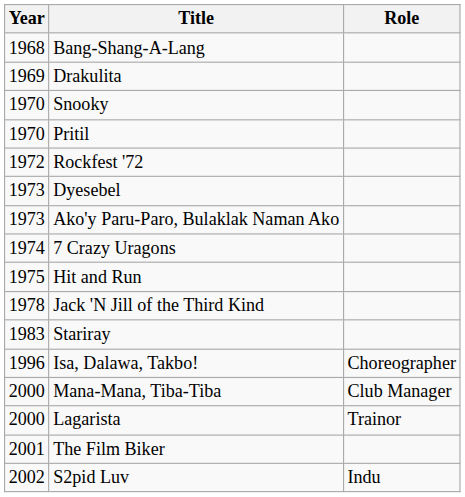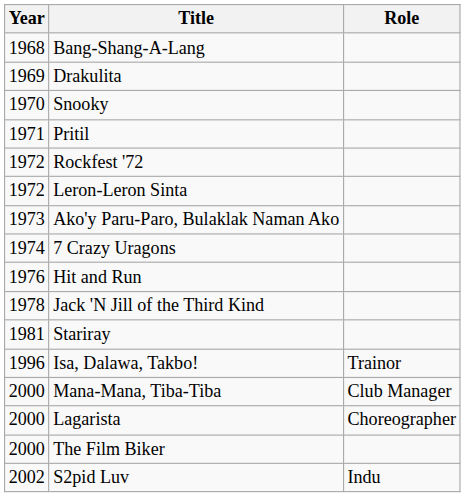(27, 133) 1970 -> (27, 133) 1971
+ row: (120, 190)
- row: (87, 190)
(27, 276) 1975 -> (27, 276) 1976
(27, 334) 1983 -> (27, 334) 1981
(402, 362) Choreographer -> (374, 362) Trainor
(374, 420) Trainor -> (402, 420) Choreographer
(27, 448) 2001 -> (27, 448) 2000
